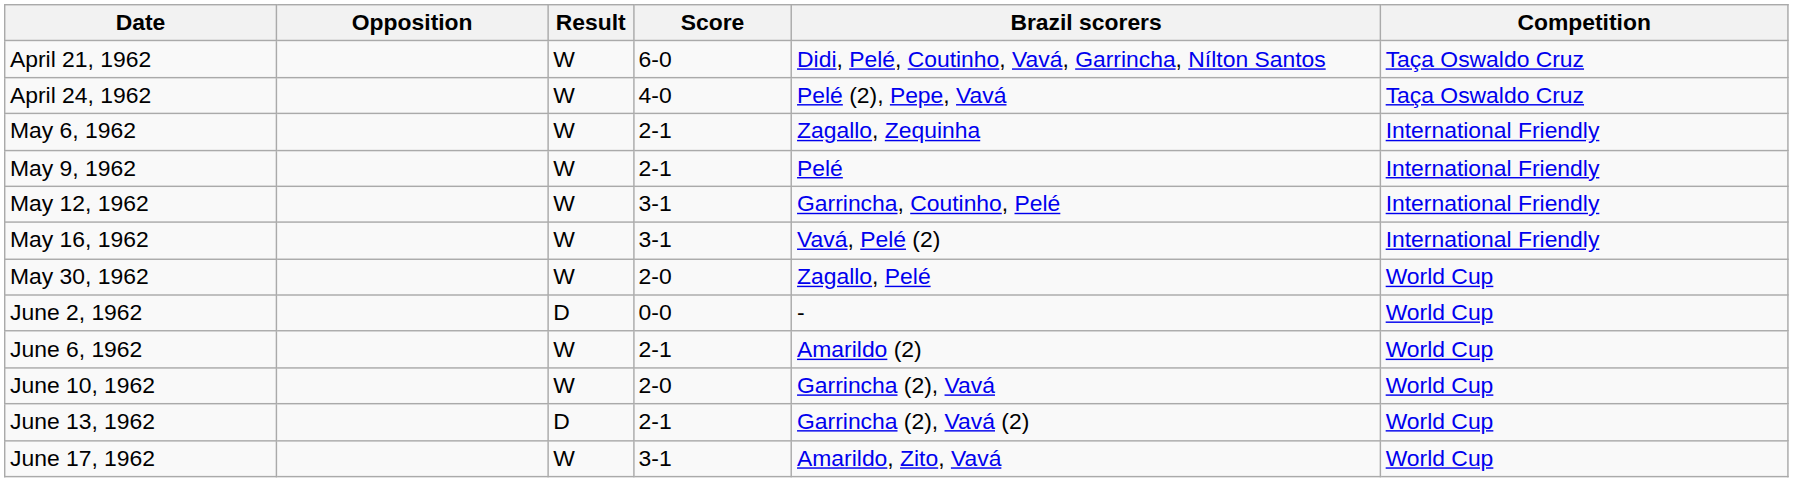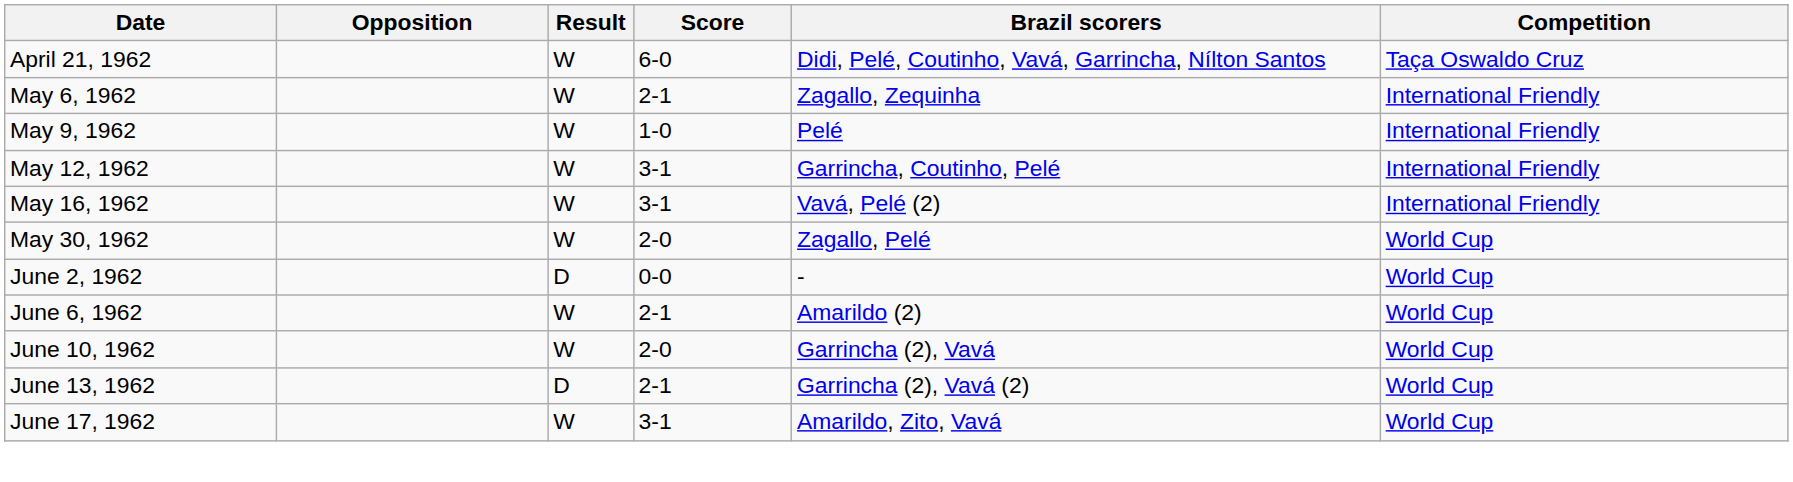- row: (81, 95)
(655, 167) 2-1 -> (655, 131) 1-0
